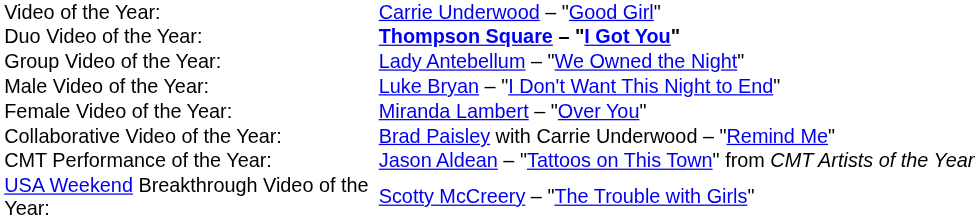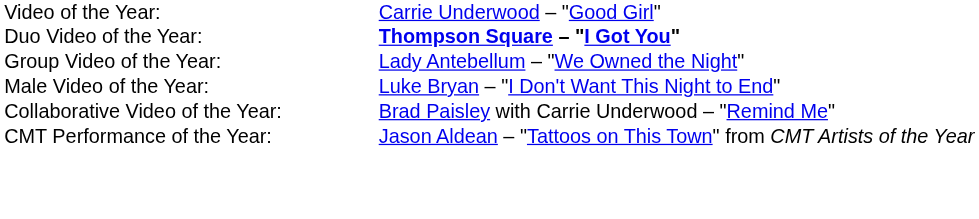- row: (118, 111)
- row: (186, 197)
